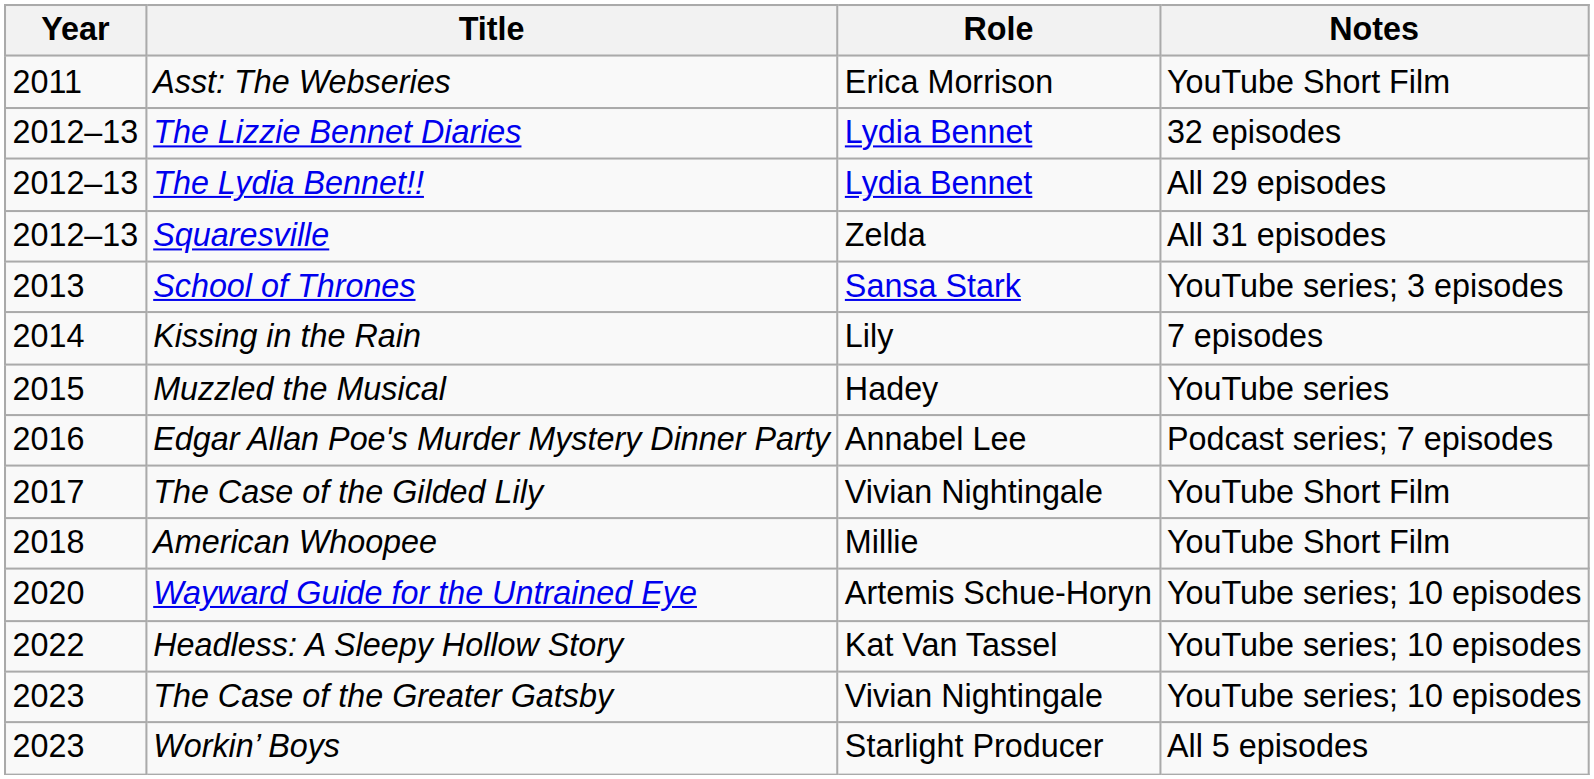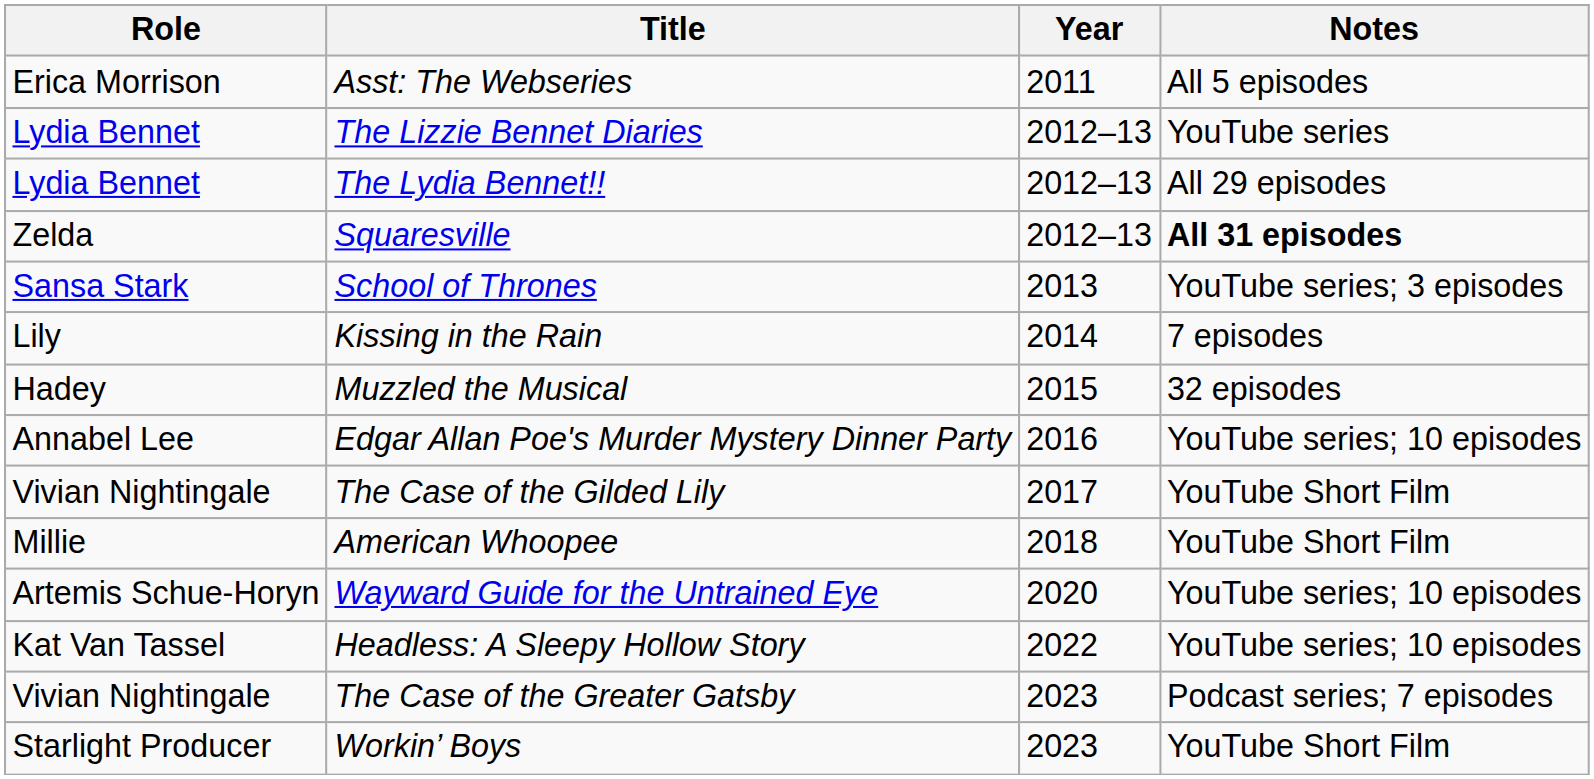columns swapped: (75, 30) <-> (998, 30)
(1309, 81) YouTube Short Film -> (1268, 81) All 5 episodes
(1254, 132) 32 episodes -> (1278, 132) YouTube series
(1276, 235) normal -> (1285, 235) bold
(1278, 388) YouTube series -> (1254, 388) 32 episodes
(1360, 440) Podcast series; 7 episodes -> (1374, 440) YouTube series; 10 episodes
(1374, 696) YouTube series; 10 episodes -> (1360, 696) Podcast series; 7 episodes
(1268, 747) All 5 episodes -> (1309, 747) YouTube Short Film
